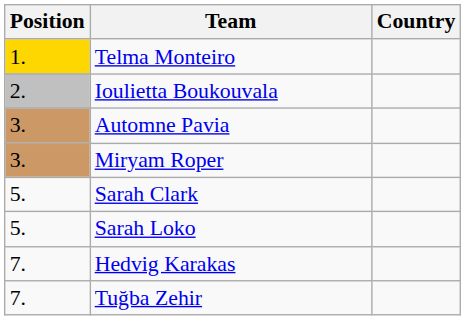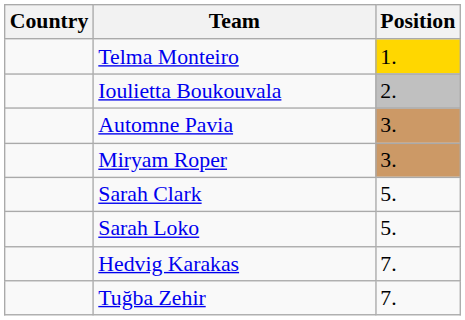columns swapped: (47, 21) <-> (416, 21)
